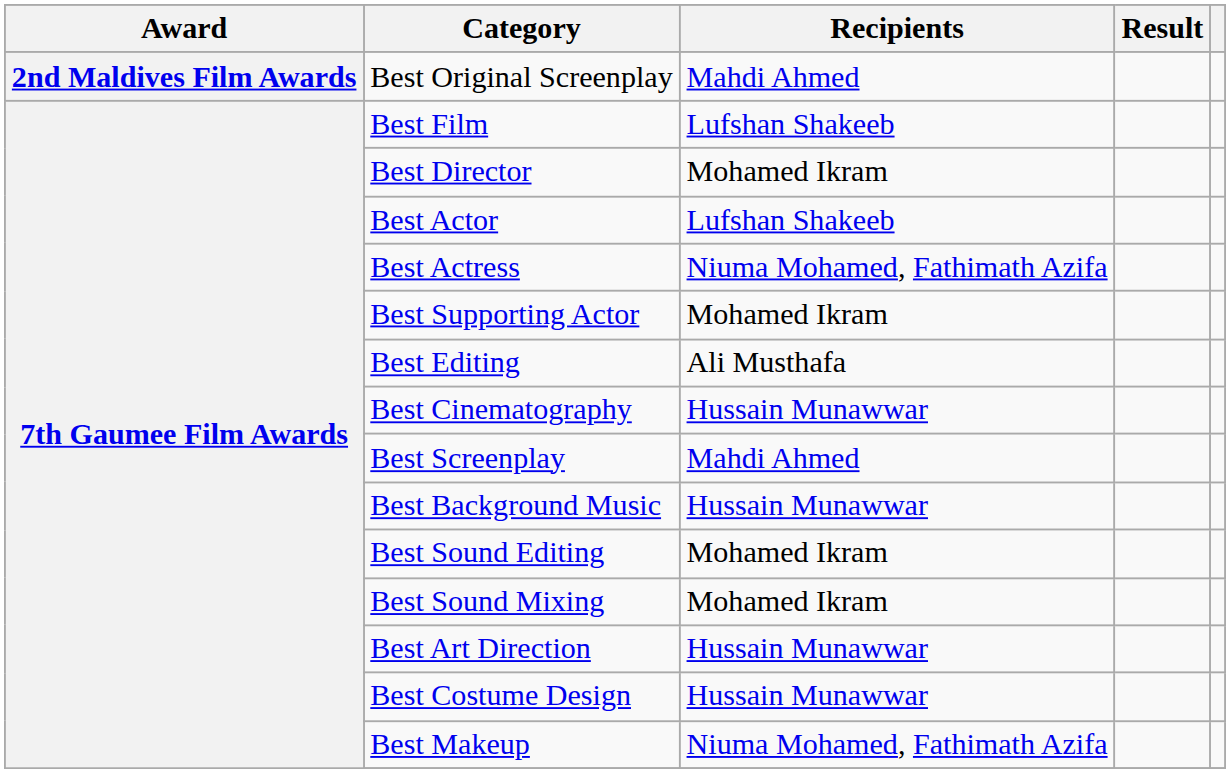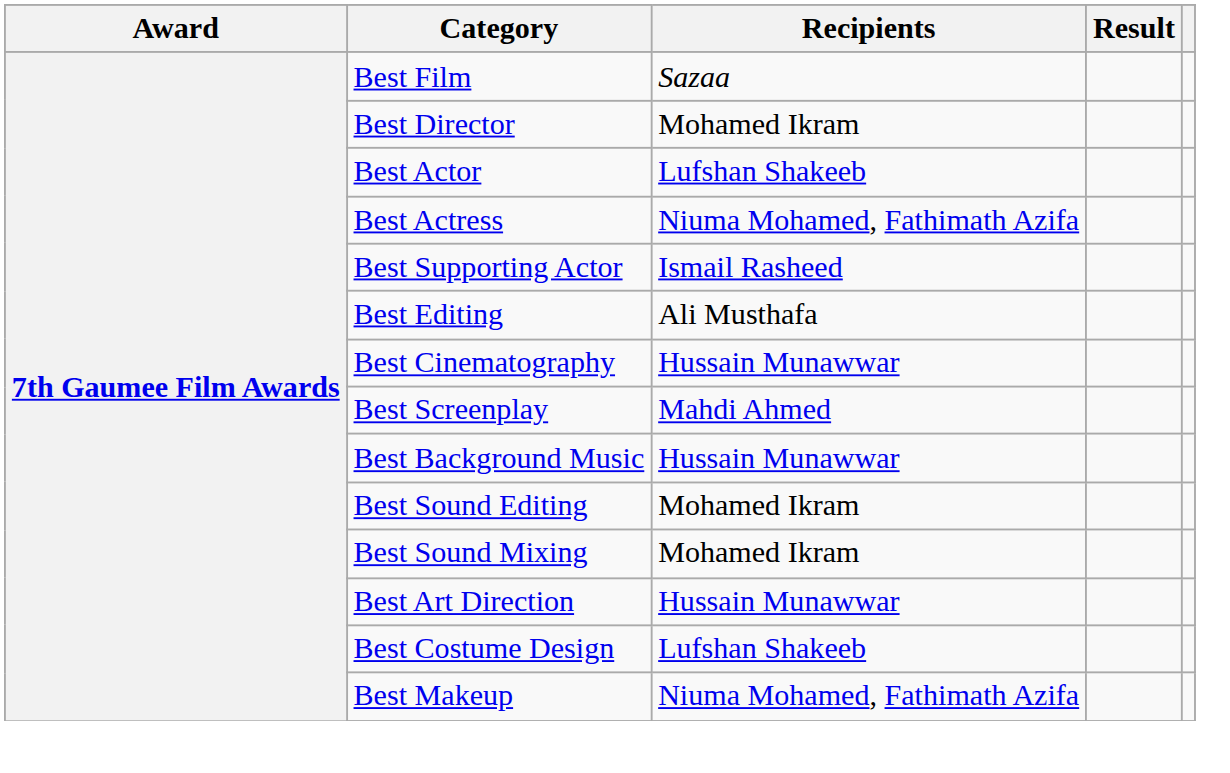- row: (521, 76)
(791, 123) Lufshan Shakeeb -> (694, 76) Sazaa
(787, 314) Mohamed Ikram -> (750, 266) Ismail Rasheed
(807, 696) Hussain Munawwar -> (762, 648) Lufshan Shakeeb
